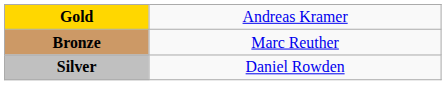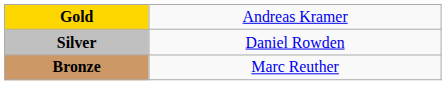rows swapped: (77, 67) <-> (77, 42)
